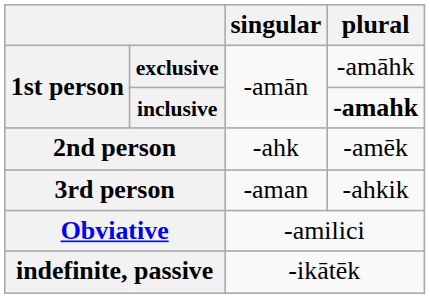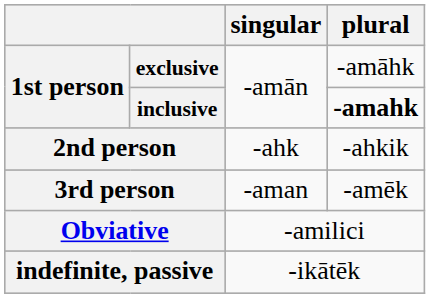(376, 148) -amēk -> (376, 148) -ahkik
(376, 189) -ahkik -> (376, 189) -amēk
